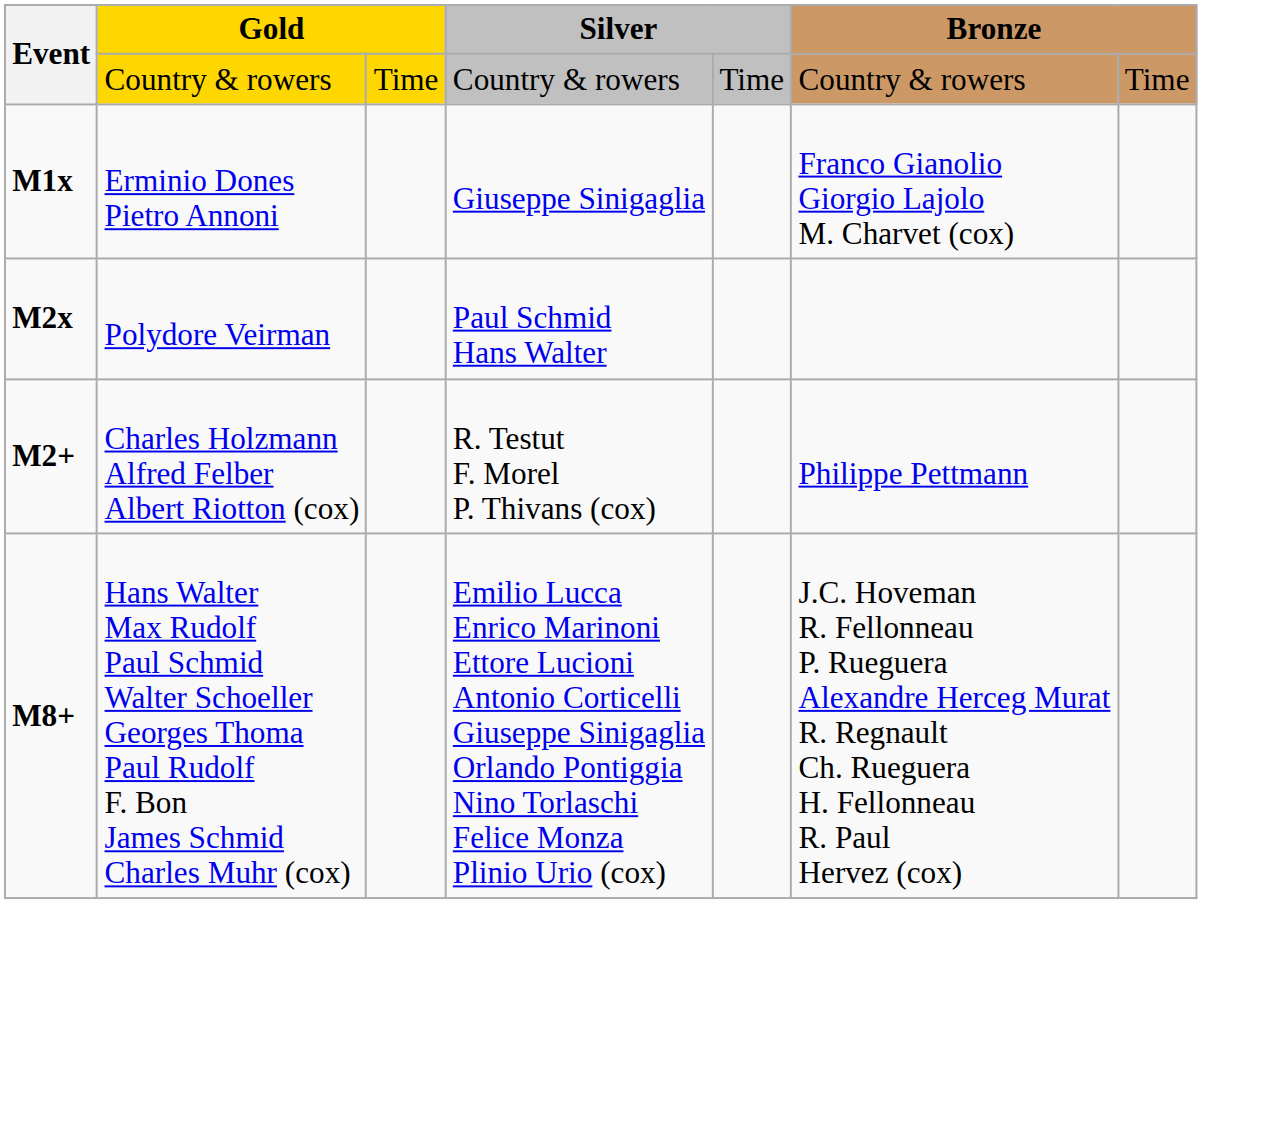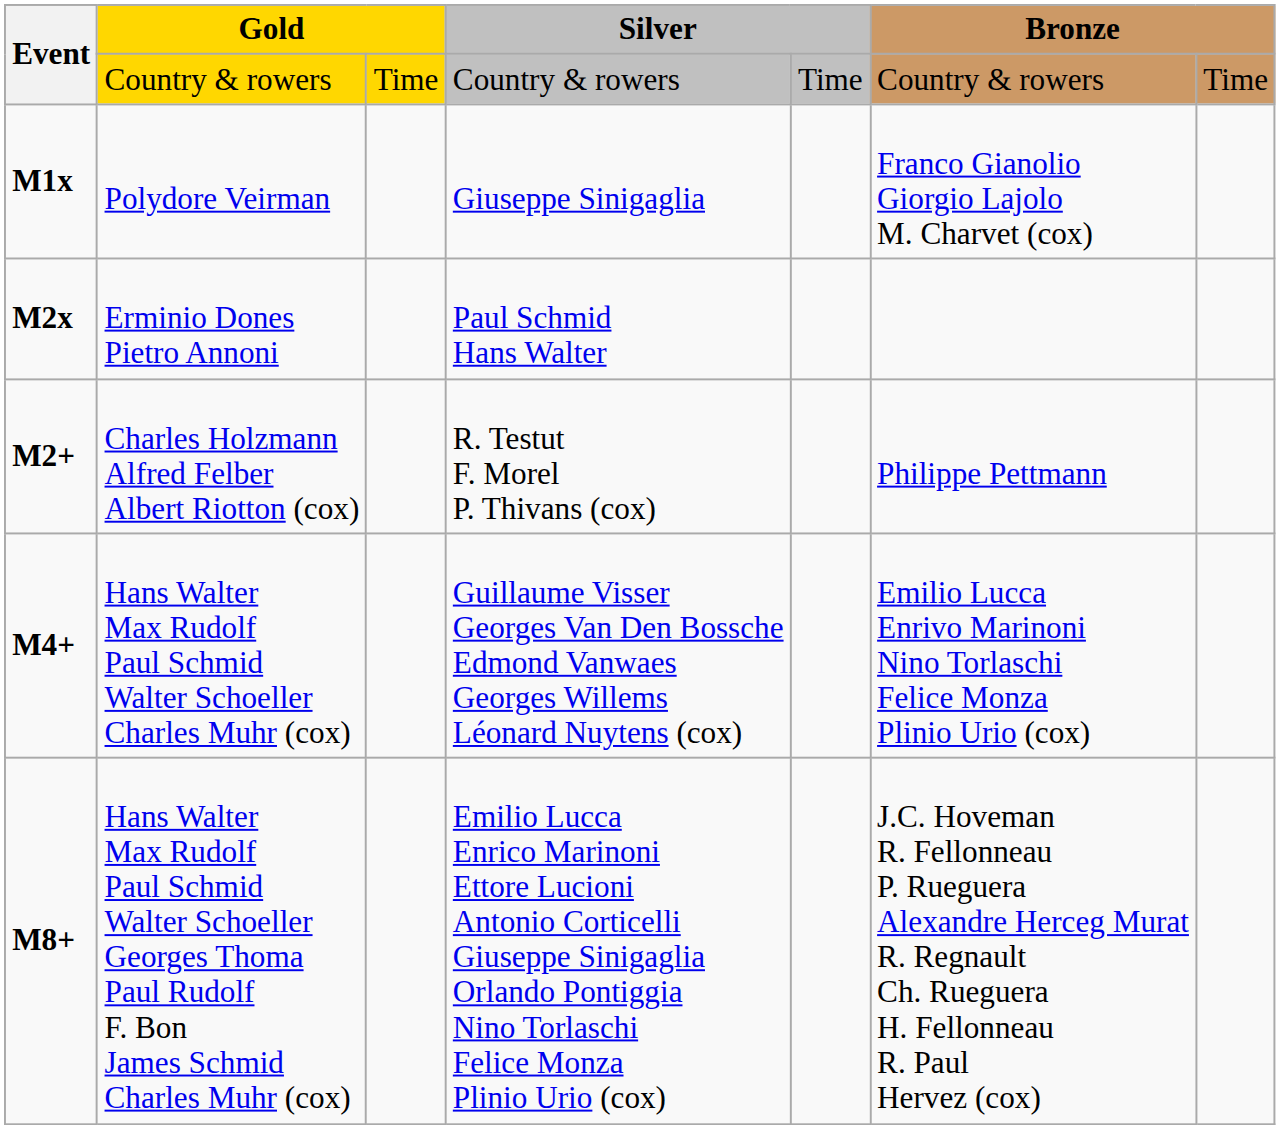(199, 198) Erminio Dones Pietro Annoni -> (217, 198) Polydore Veirman
(217, 335) Polydore Veirman -> (199, 335) Erminio Dones Pietro Annoni
+ row: (44, 645)
